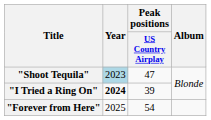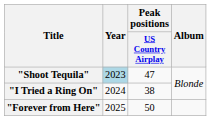(115, 91) bold -> (115, 91) normal
(150, 91) 39 -> (150, 91) 38
(150, 107) 54 -> (150, 107) 50
